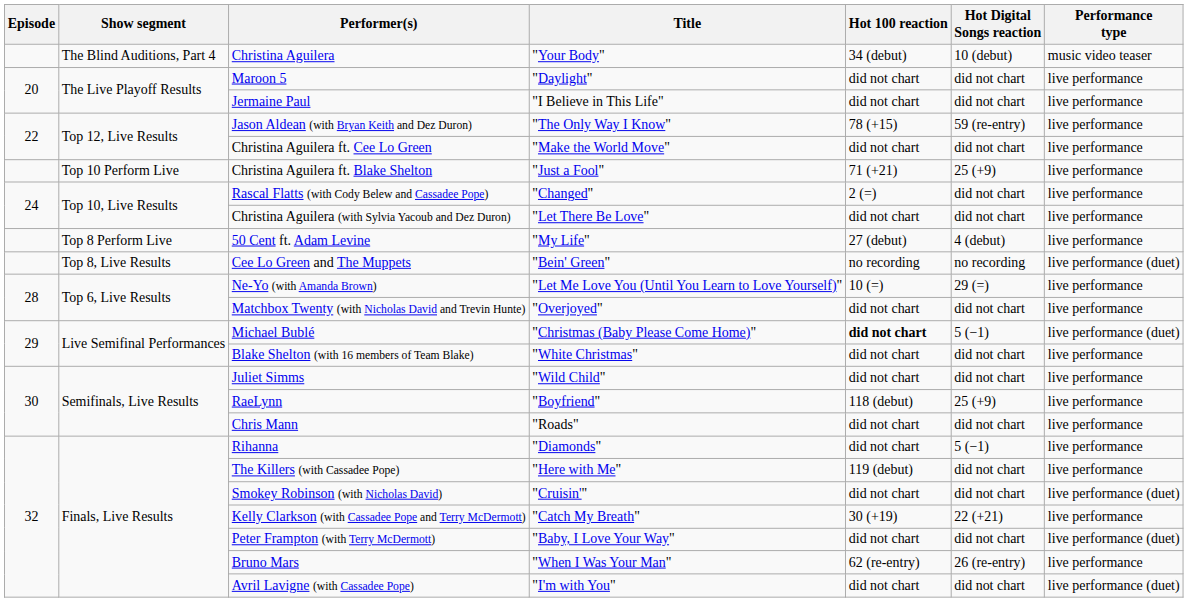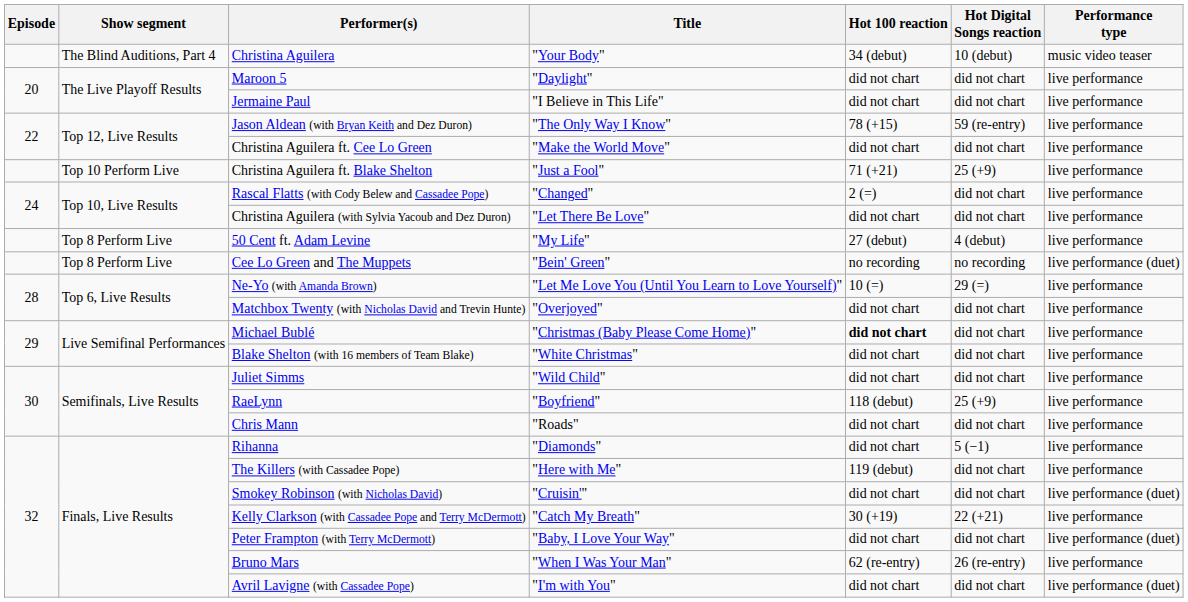(116, 263) Top 8, Live Results -> (117, 263) Top 8 Perform Live
(972, 332) 5 (−1) -> (990, 332) did not chart
(1114, 332) live performance (duet) -> (1095, 332) live performance
